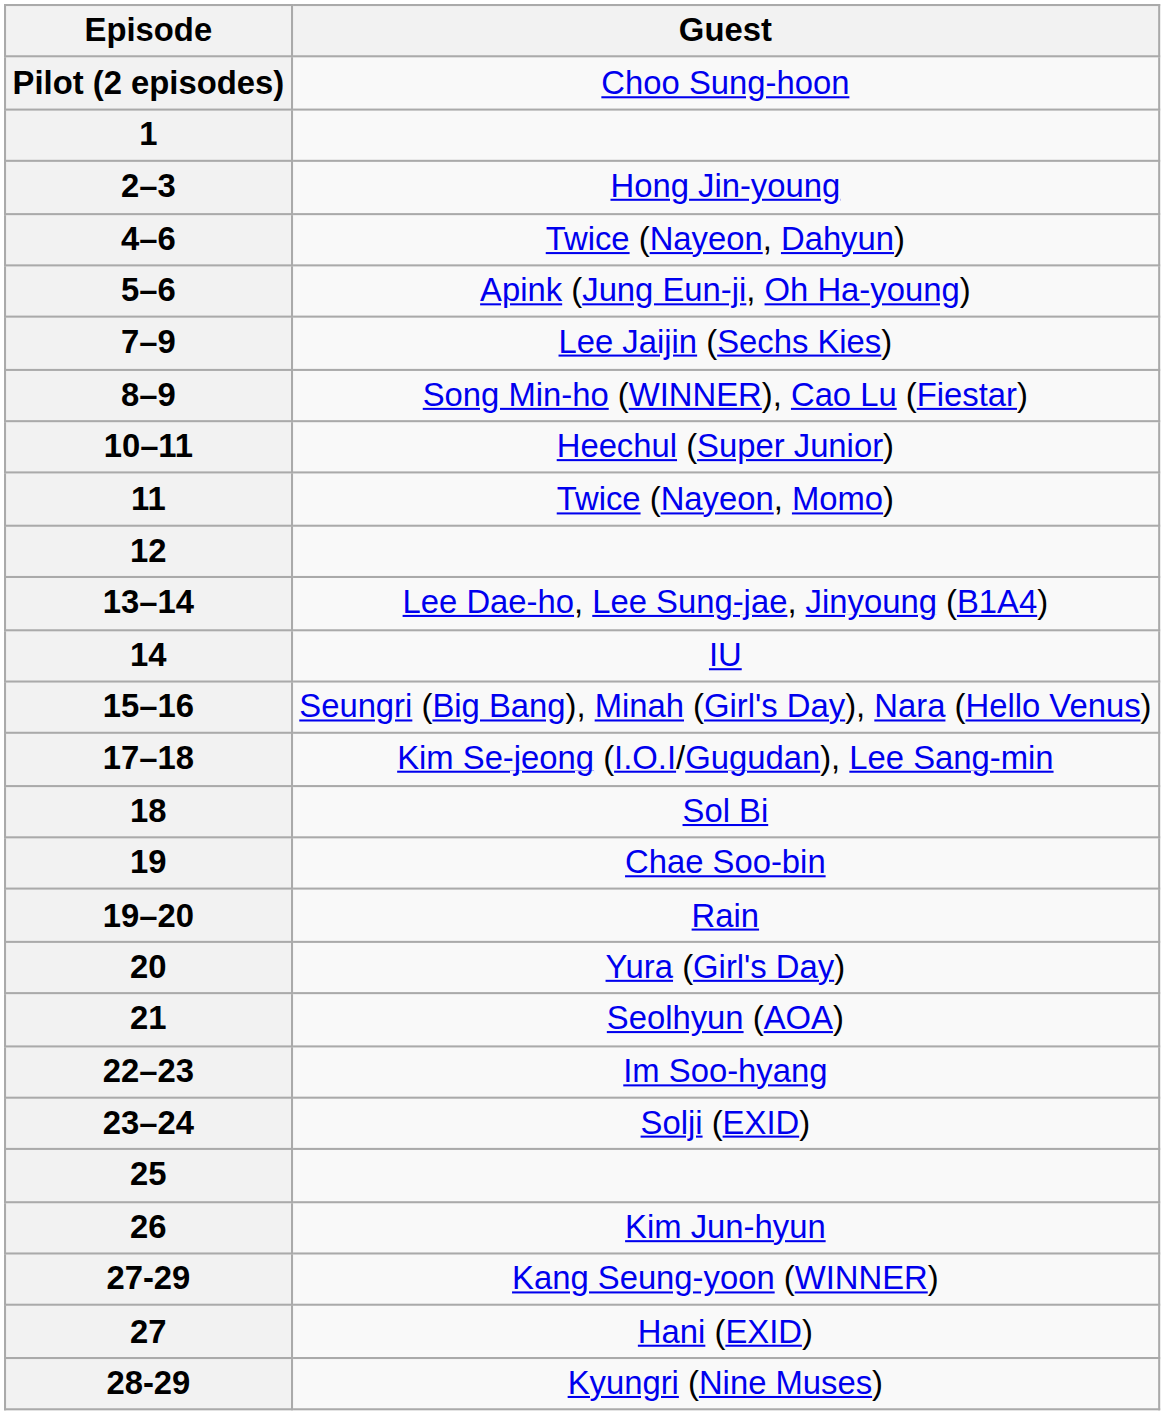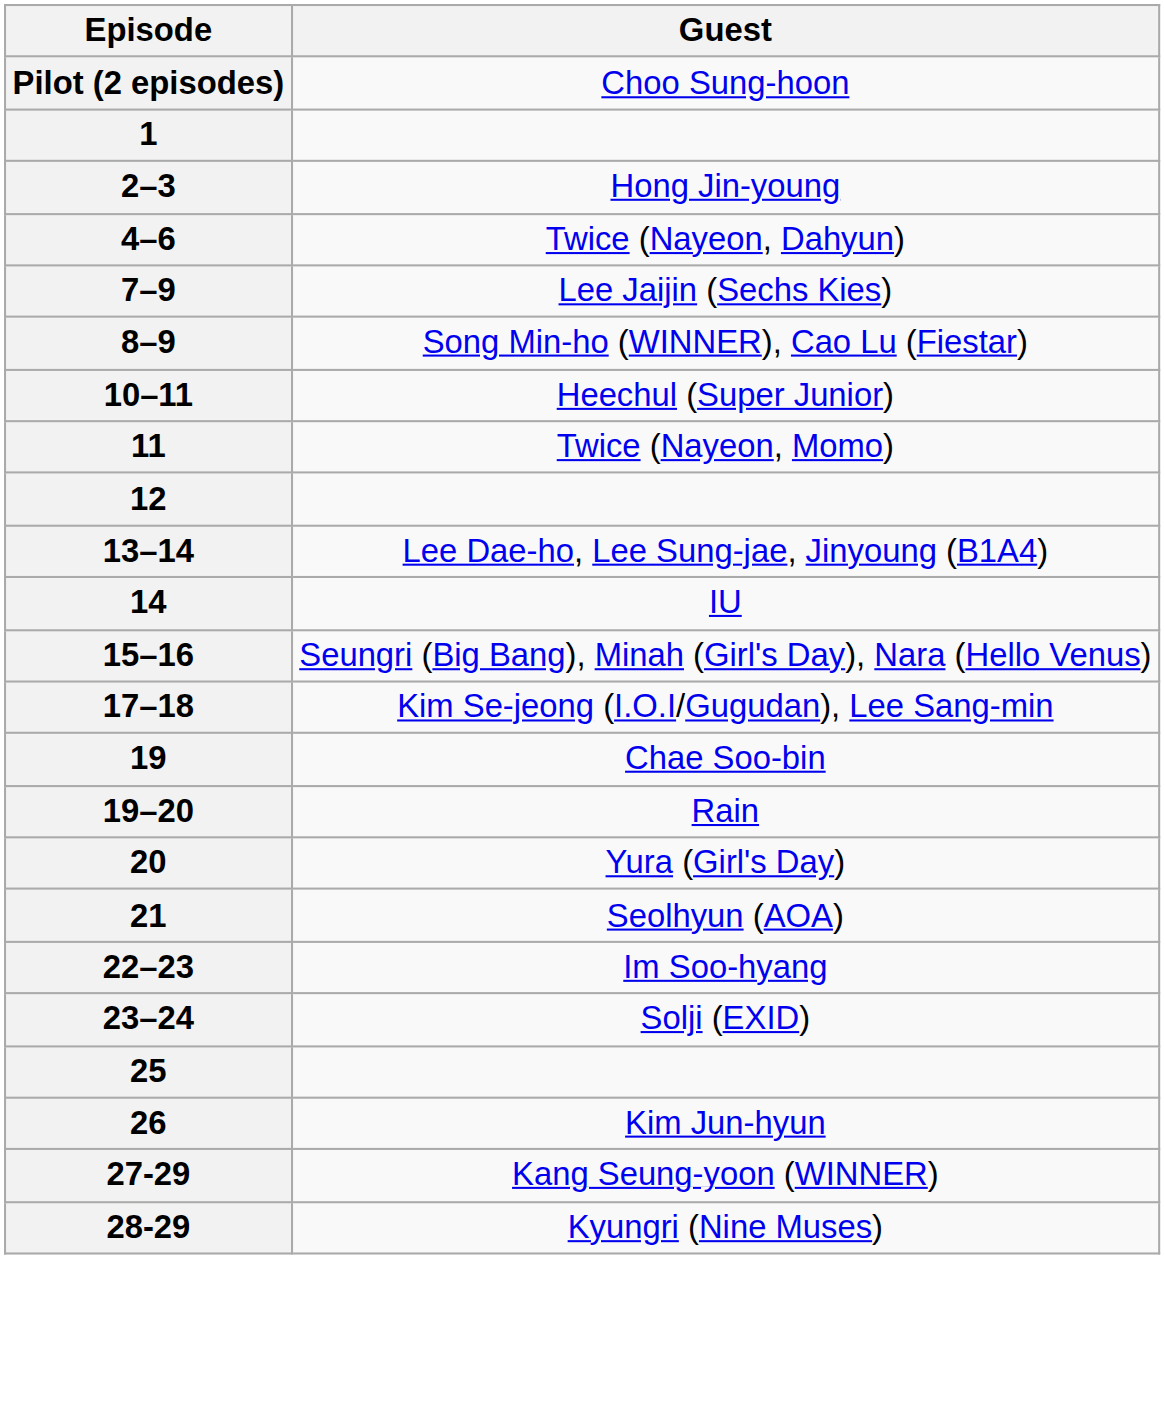- row: (148, 290)
- row: (148, 810)
- row: (148, 1330)
